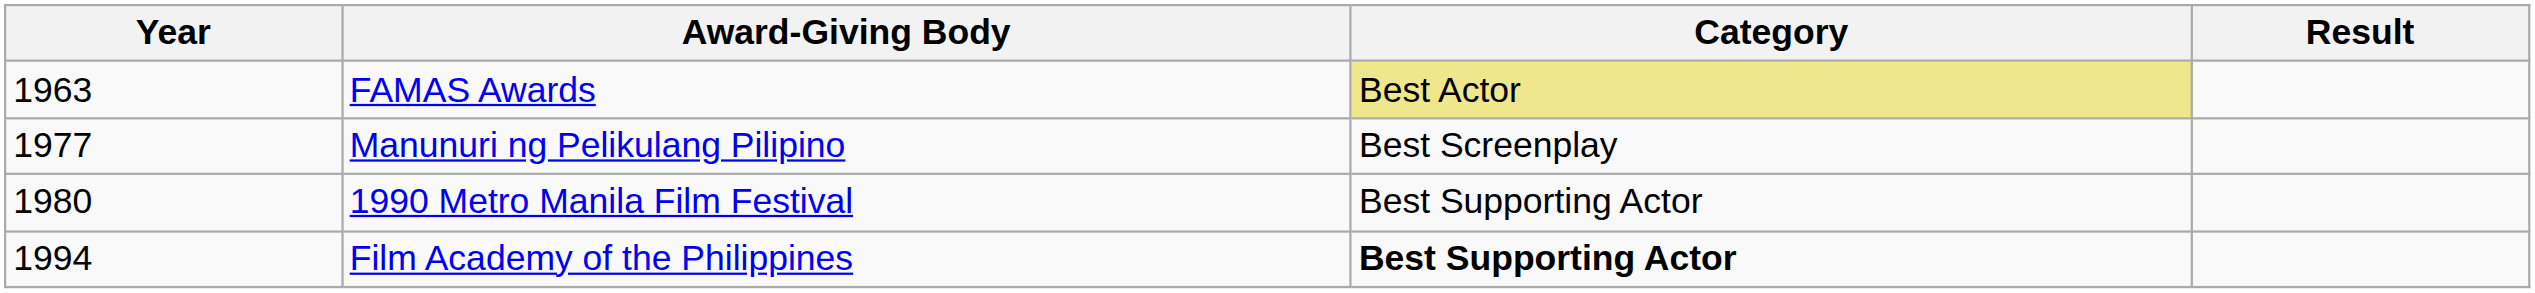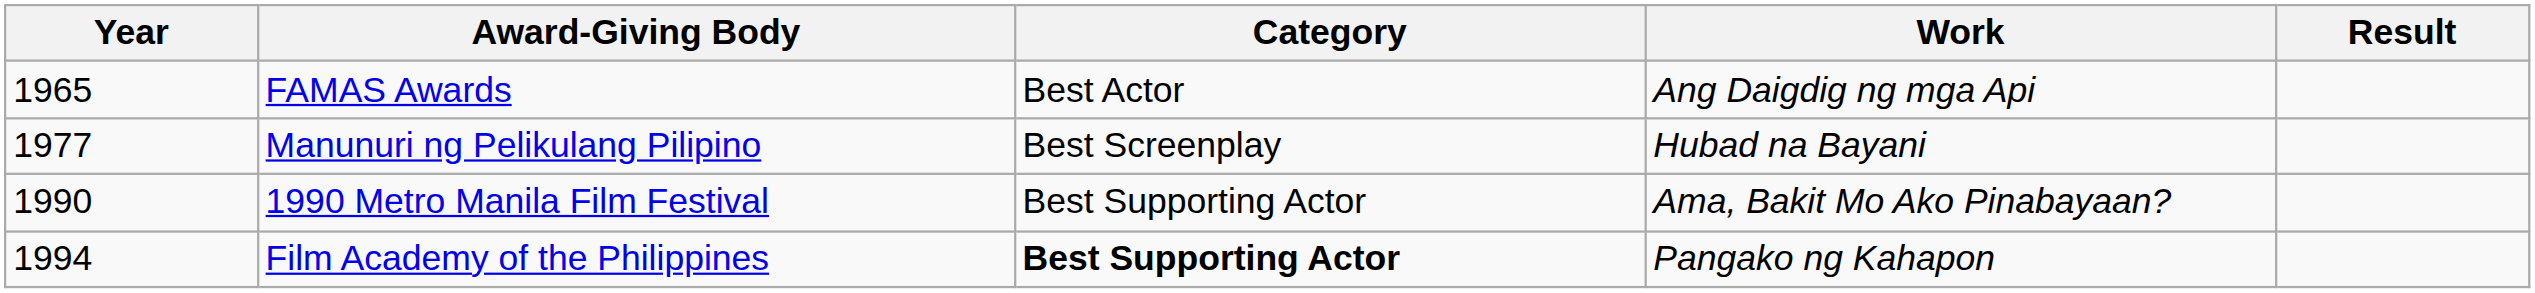+ column: (1961, 32)
(53, 88) 1963 -> (53, 88) 1965
(1440, 88) khaki background -> (1104, 88) no background
(53, 201) 1980 -> (53, 201) 1990
